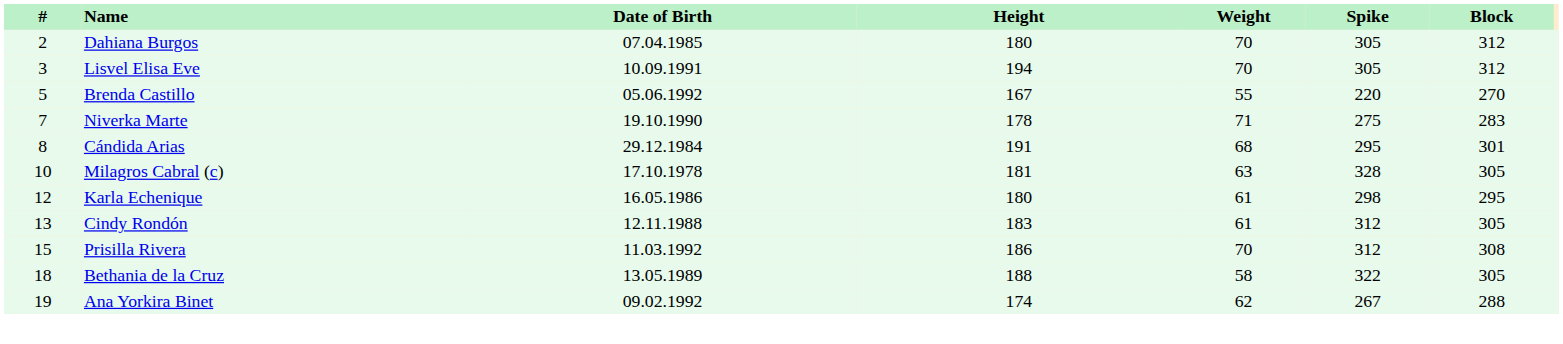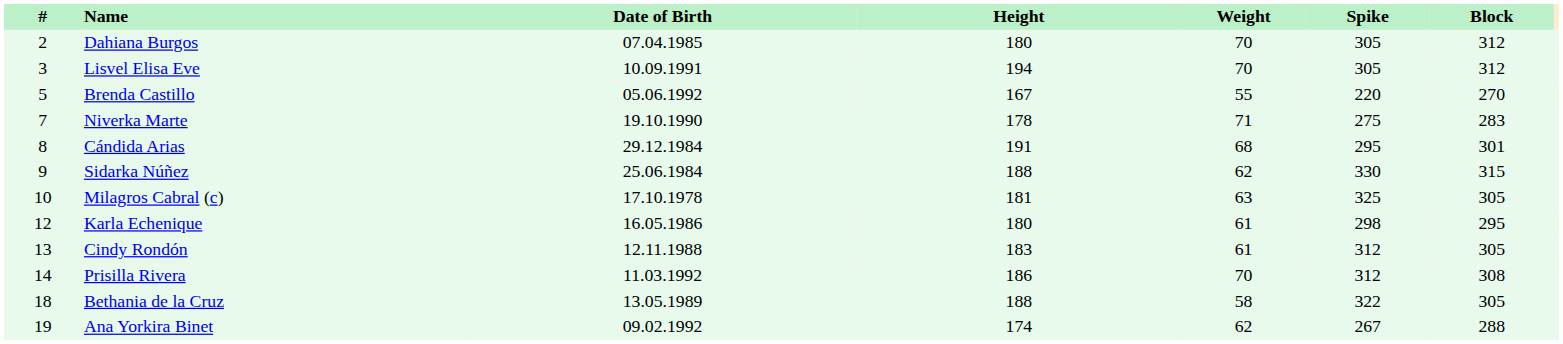+ row: (136, 171)
(1368, 171) 328 -> (1368, 197) 325
(43, 249) 15 -> (43, 275) 14
